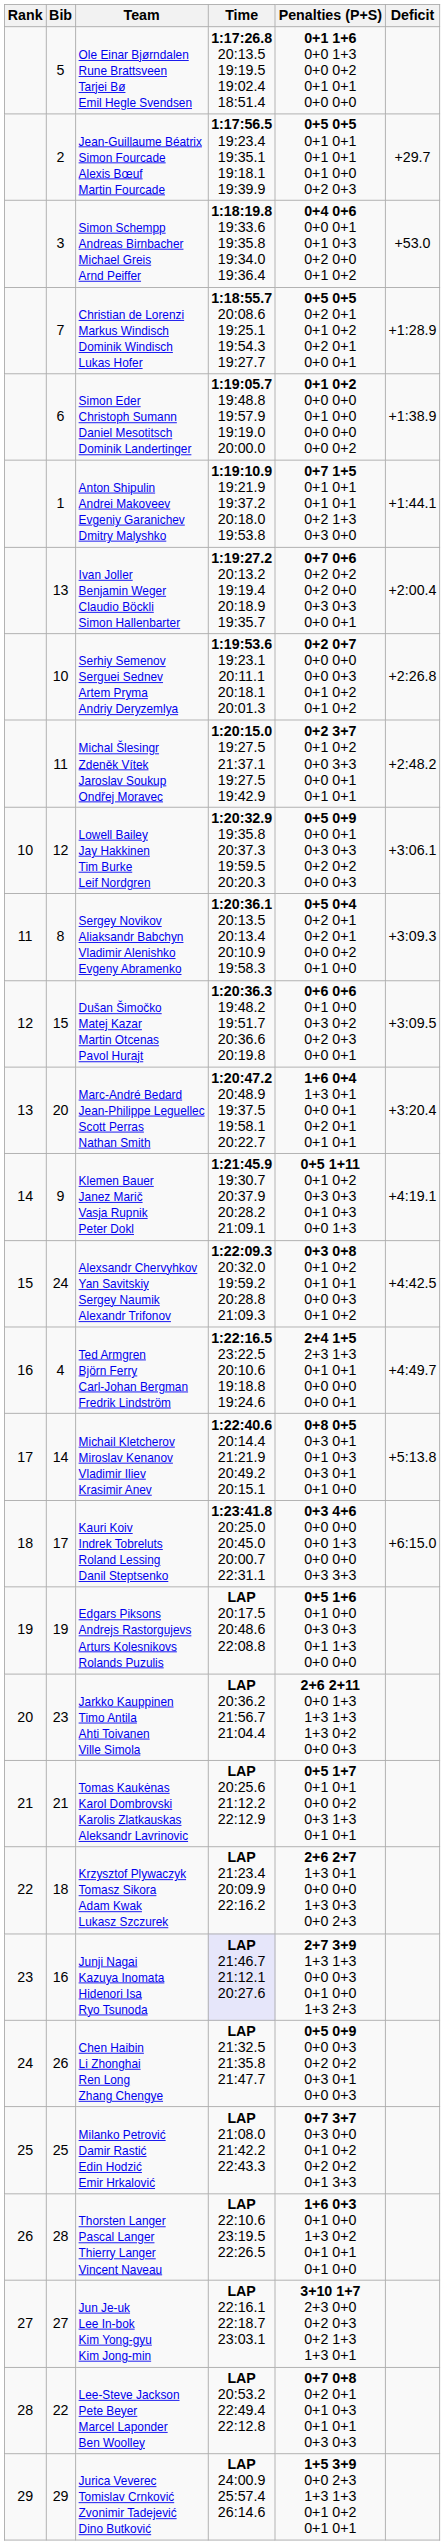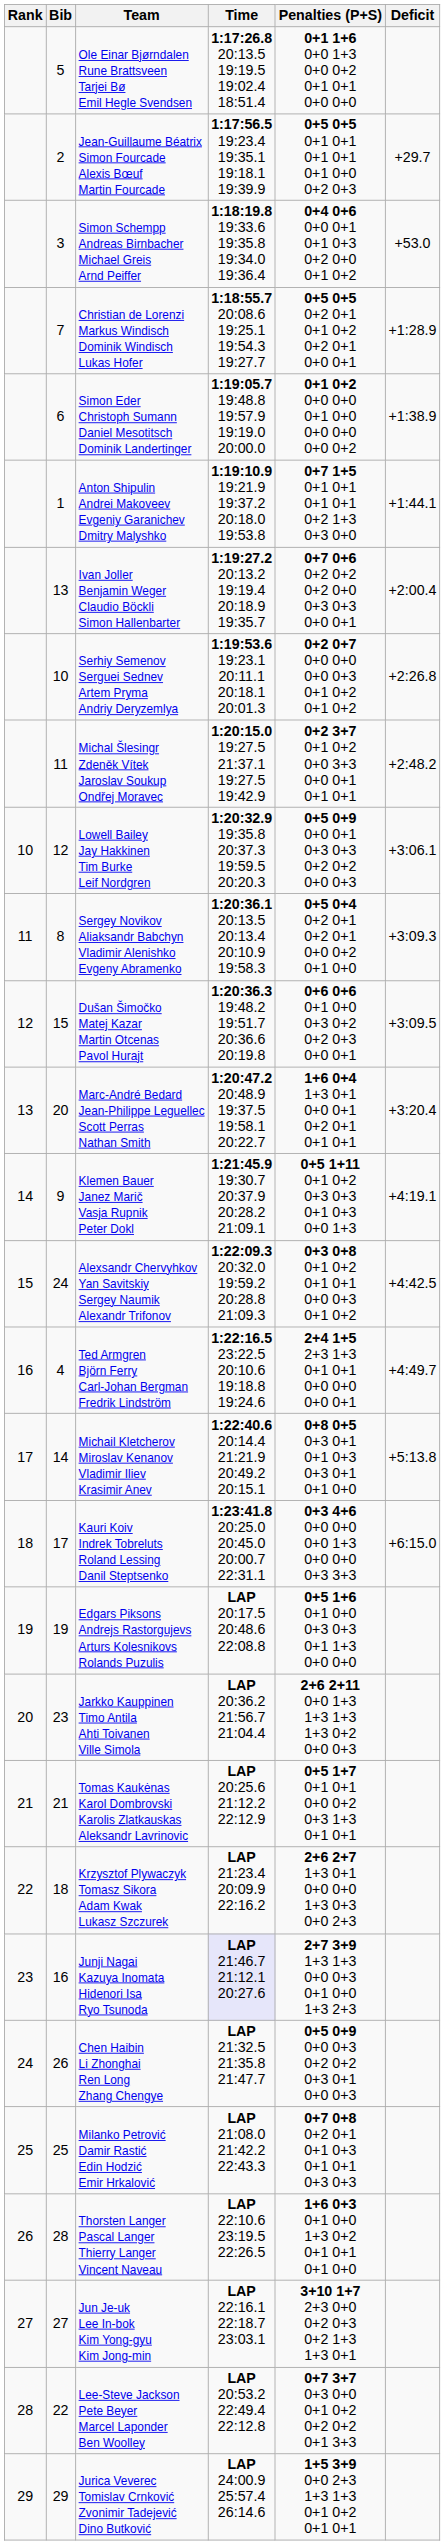(330, 2150) 0+7 3+7 0+3 0+0 0+1 0+2 0+2 0+2 0+1 3+3 -> (330, 2150) 0+7 0+8 0+2 0+1 0+1 0+3 0+1 0+1 0+3 0+3
(330, 2410) 0+7 0+8 0+2 0+1 0+1 0+3 0+1 0+1 0+3 0+3 -> (330, 2410) 0+7 3+7 0+3 0+0 0+1 0+2 0+2 0+2 0+1 3+3
